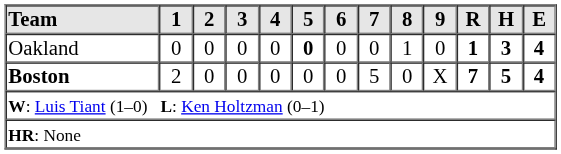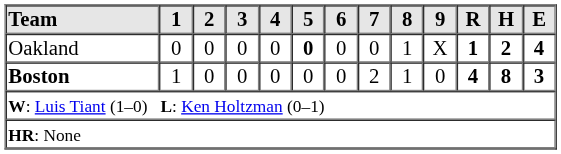(440, 48) 0 -> (440, 48) X
(506, 48) 3 -> (506, 48) 2
(176, 76) 2 -> (176, 76) 1
(374, 76) 5 -> (374, 76) 2
(407, 76) 0 -> (407, 76) 1
(440, 76) X -> (440, 76) 0
(473, 76) 7 -> (473, 76) 4
(506, 76) 5 -> (506, 76) 8
(539, 76) 4 -> (539, 76) 3
